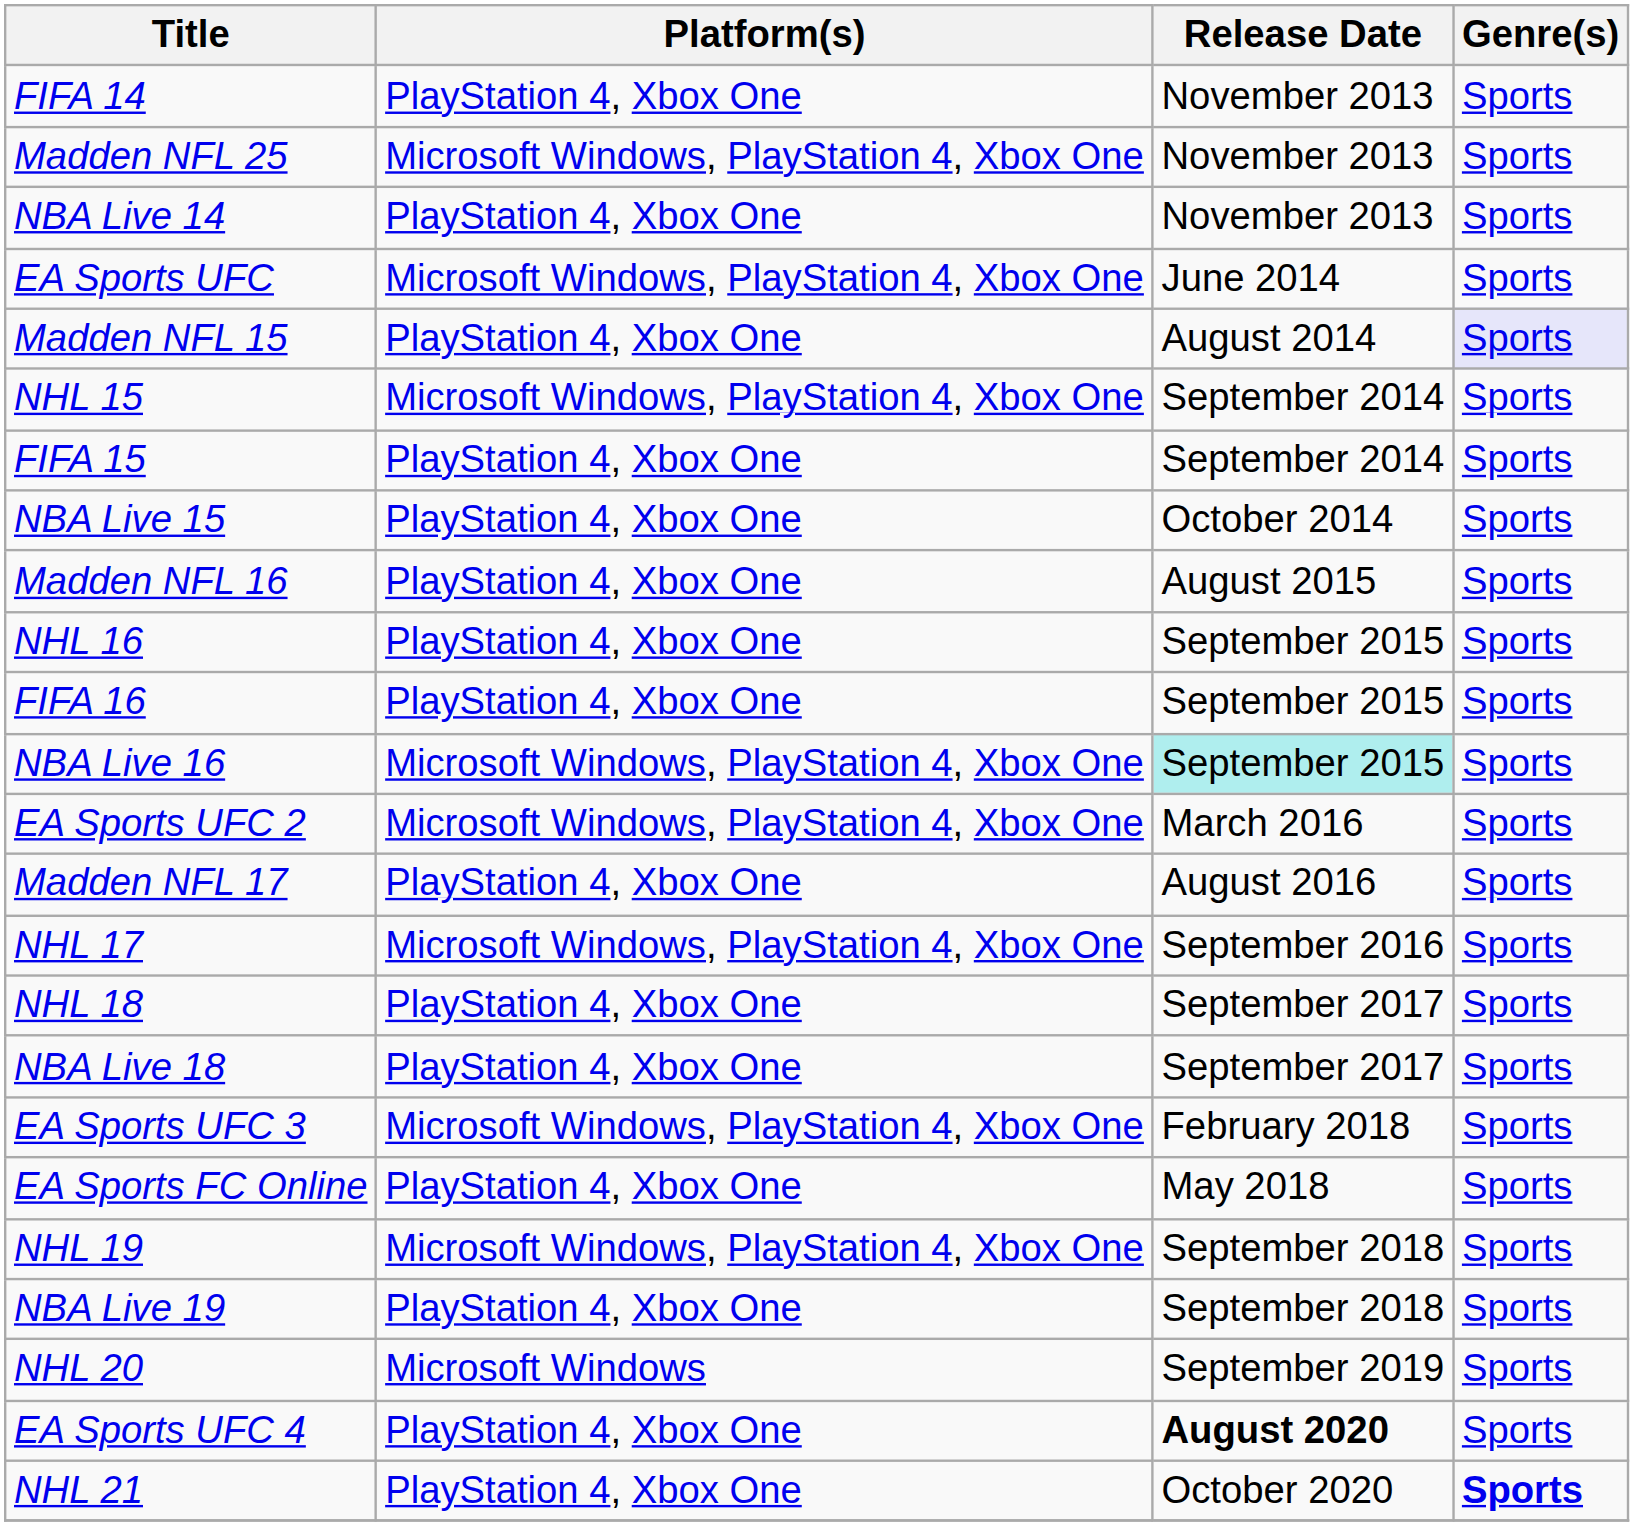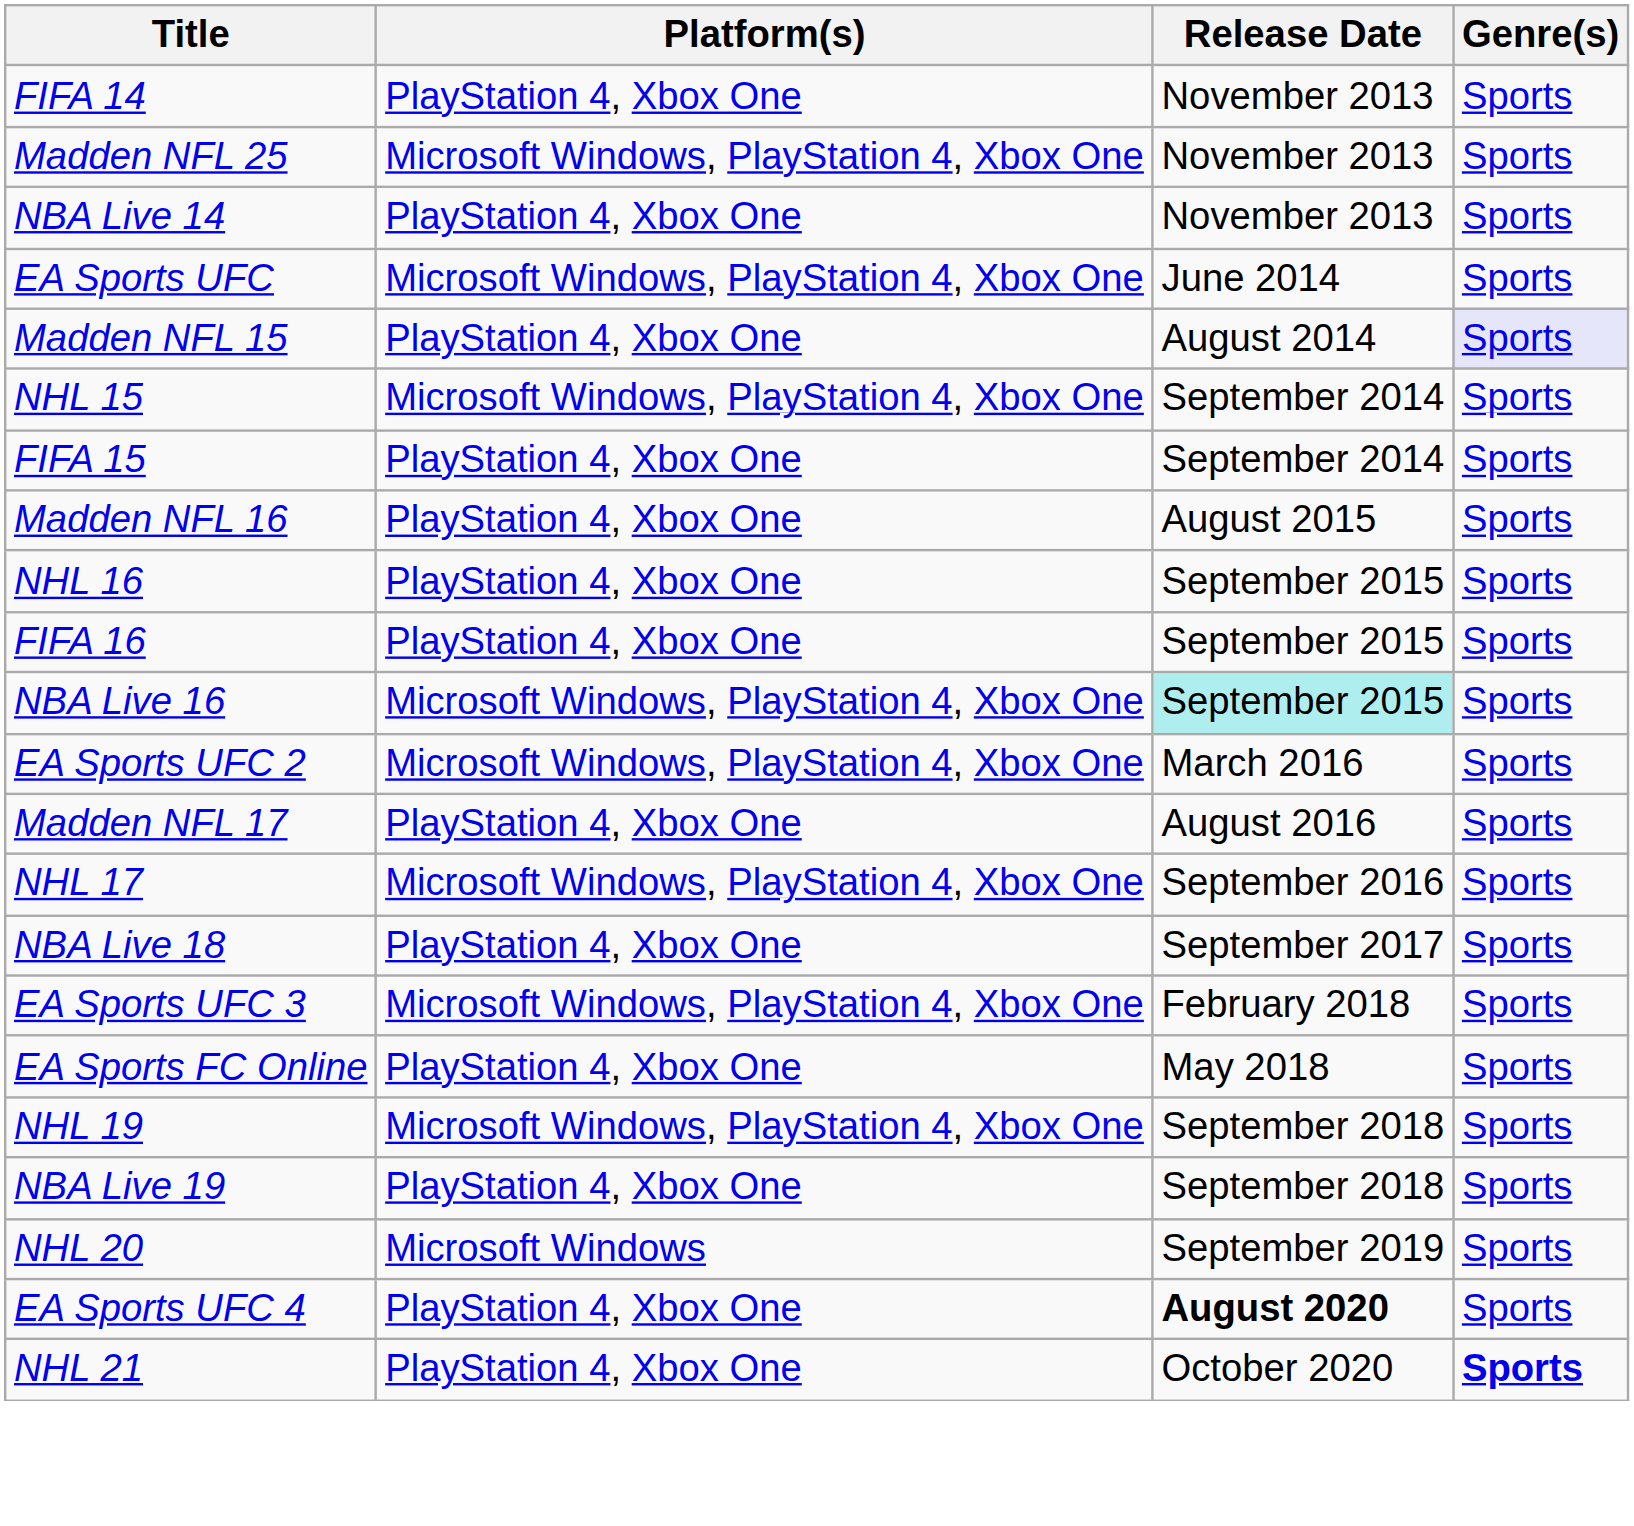- row: (120, 519)
- row: (79, 1005)
